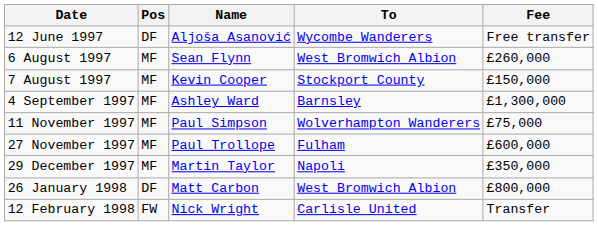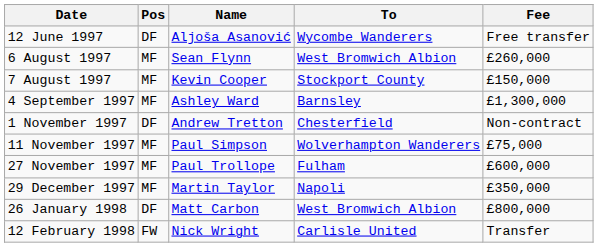+ row: (67, 123)
